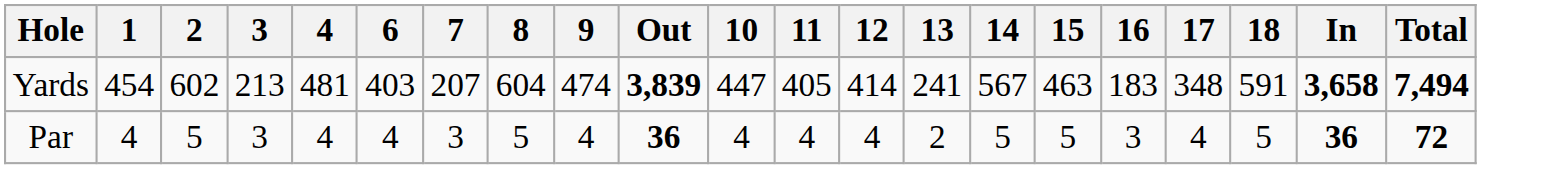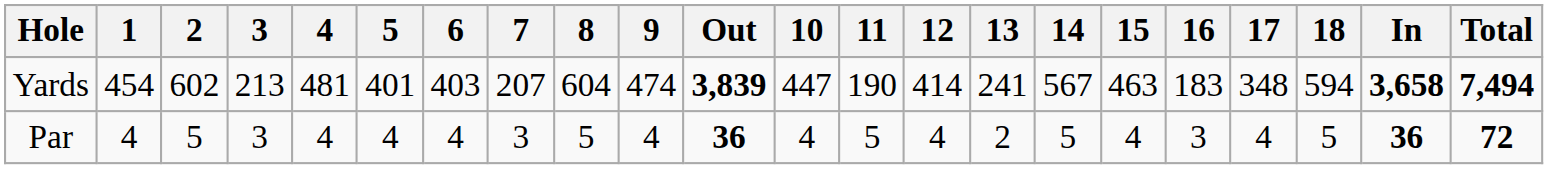+ column: (390, 30)
(807, 83) 405 -> (872, 83) 190
(1264, 83) 591 -> (1329, 83) 594
(807, 136) 4 -> (872, 136) 5
(1068, 136) 5 -> (1133, 136) 4
